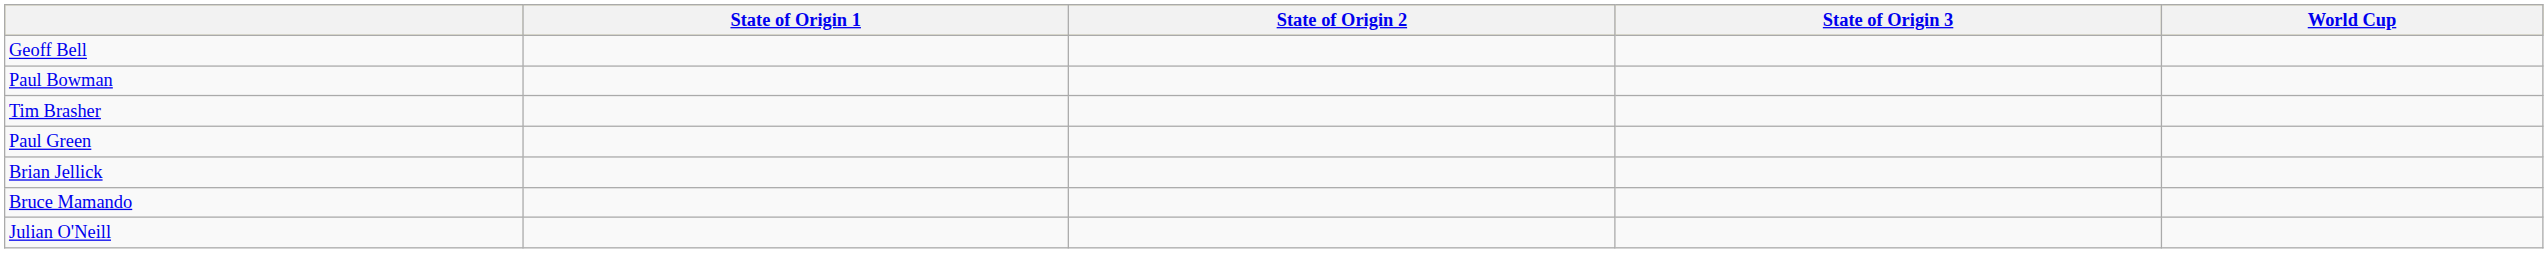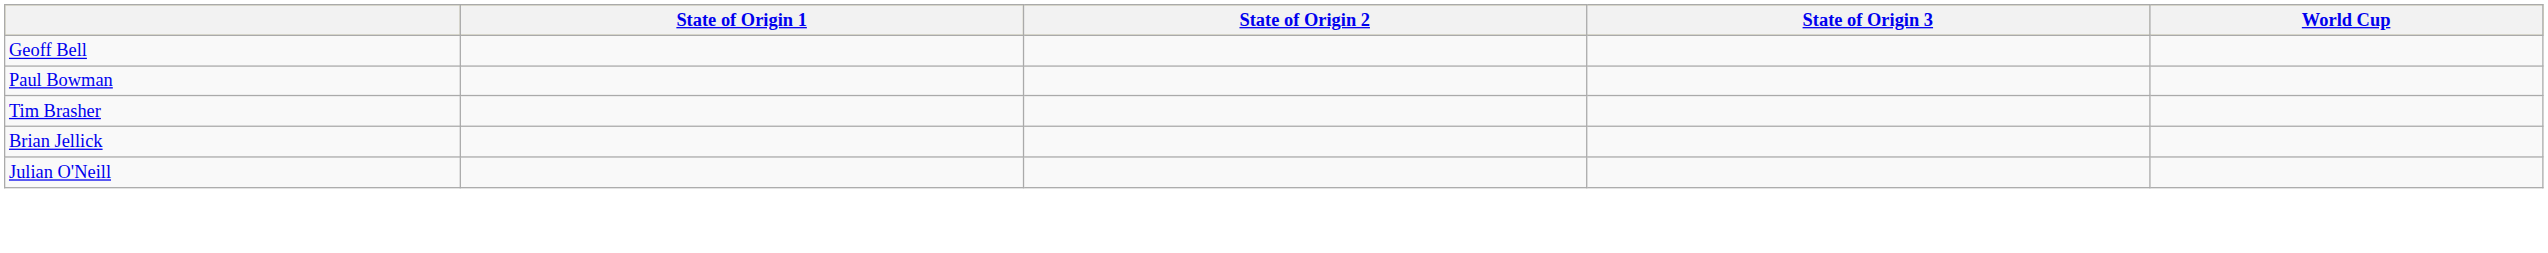- row: (50, 141)
- row: (71, 202)
